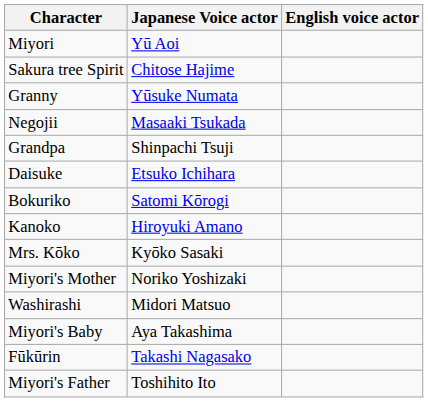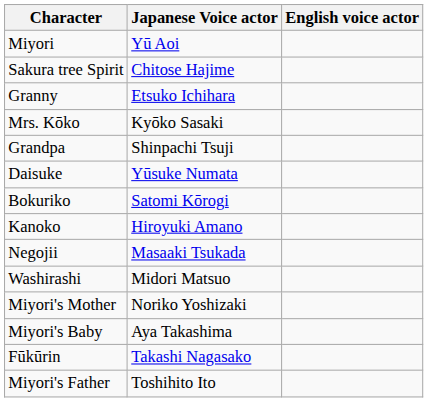(185, 95) Yūsuke Numata -> (183, 95) Etsuko Ichihara
rows swapped: (33, 122) <-> (44, 252)
(183, 174) Etsuko Ichihara -> (185, 174) Yūsuke Numata
rows swapped: (45, 305) <-> (62, 278)
